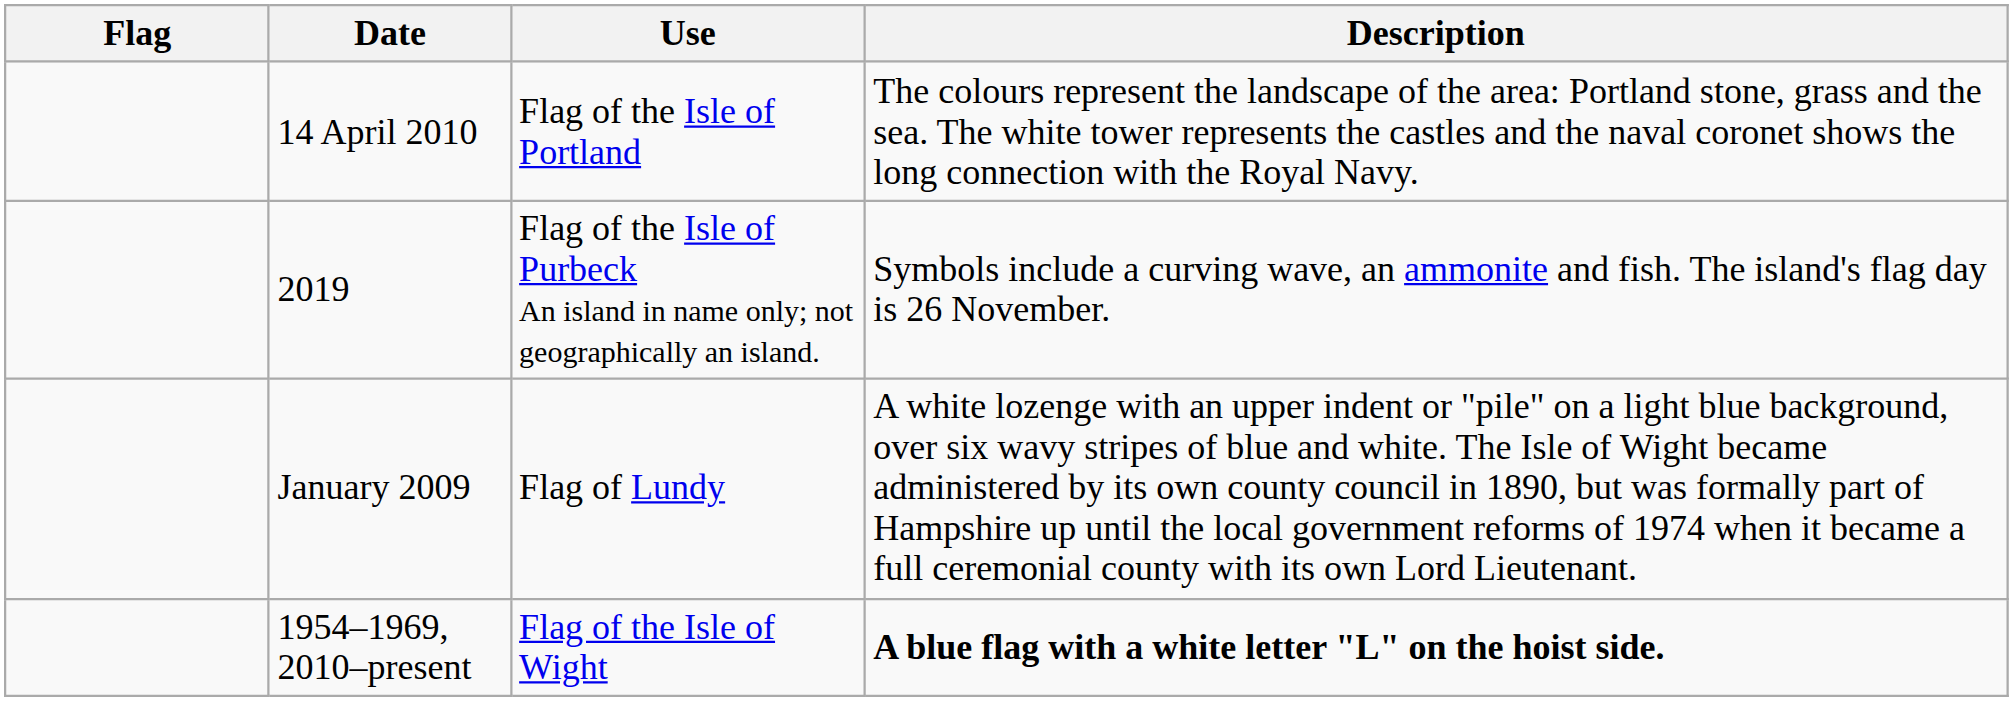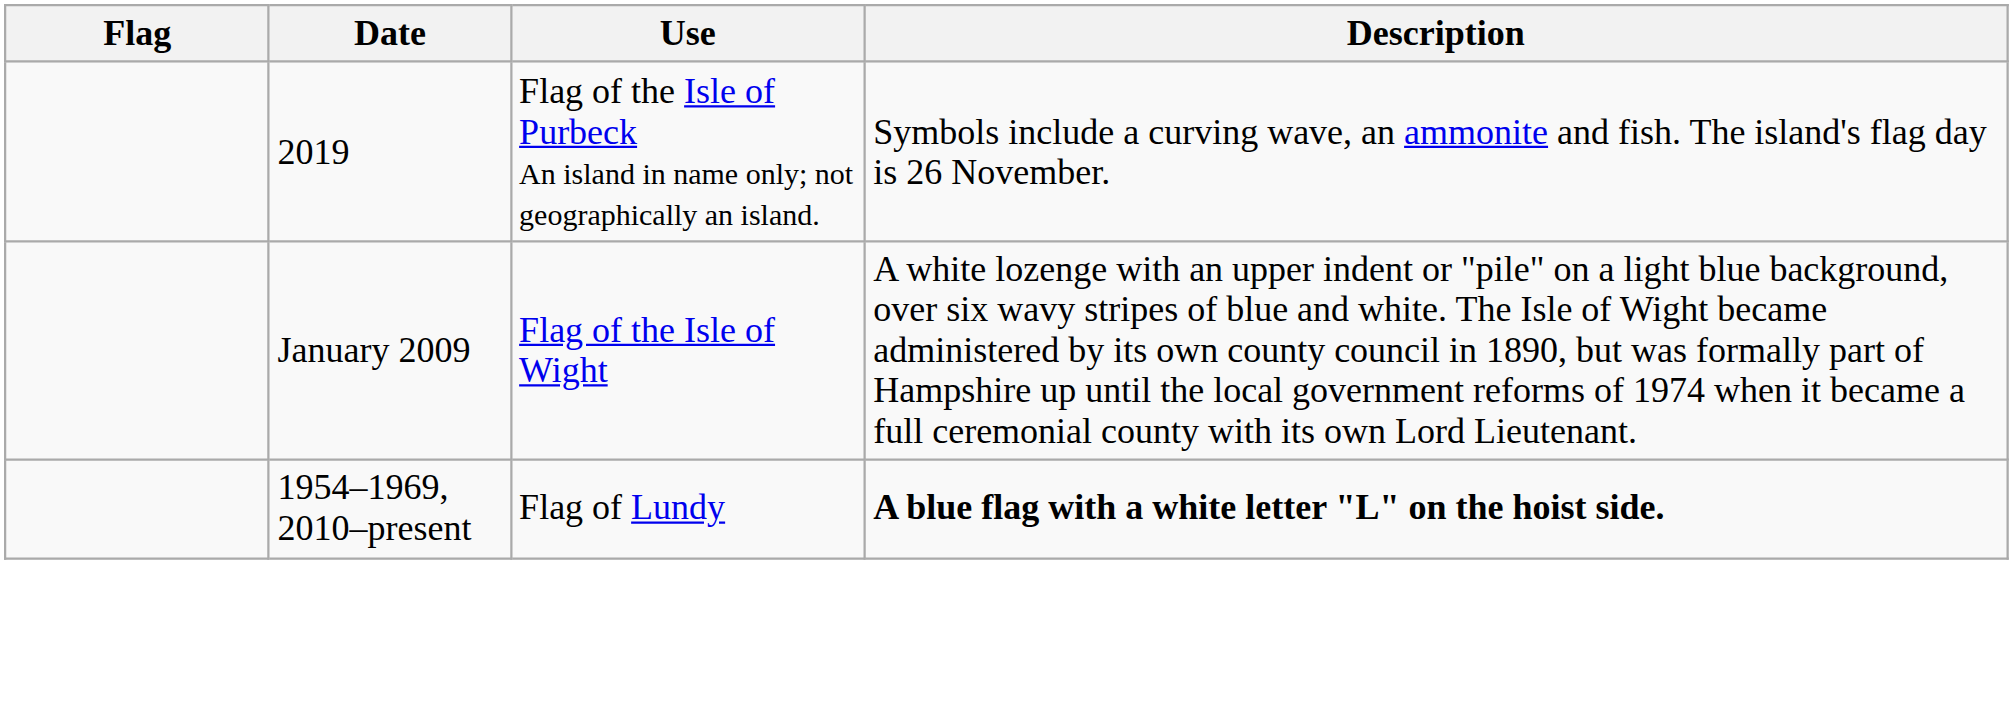- row: (378, 130)
(622, 487) Flag of Lundy -> (647, 349) Flag of the Isle of Wight
(647, 646) Flag of the Isle of Wight -> (622, 508) Flag of Lundy
